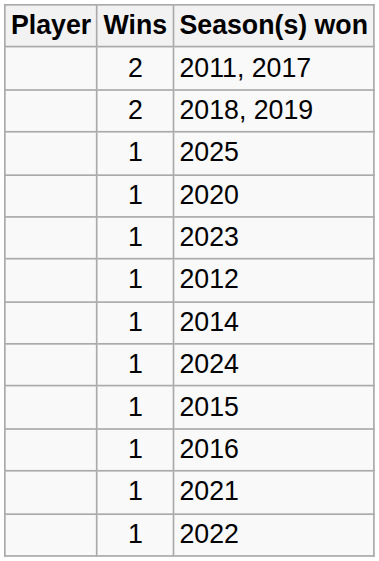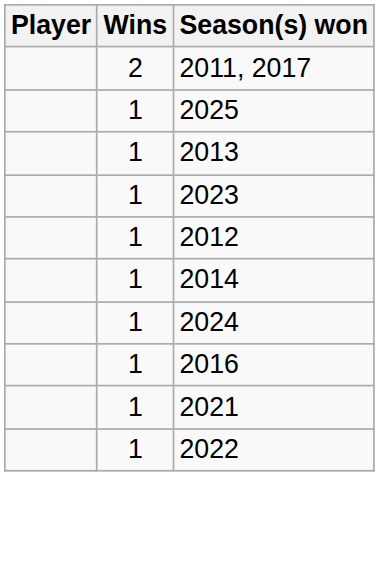- row: (246, 110)
+ row: (209, 152)
- row: (209, 195)
- row: (209, 407)
